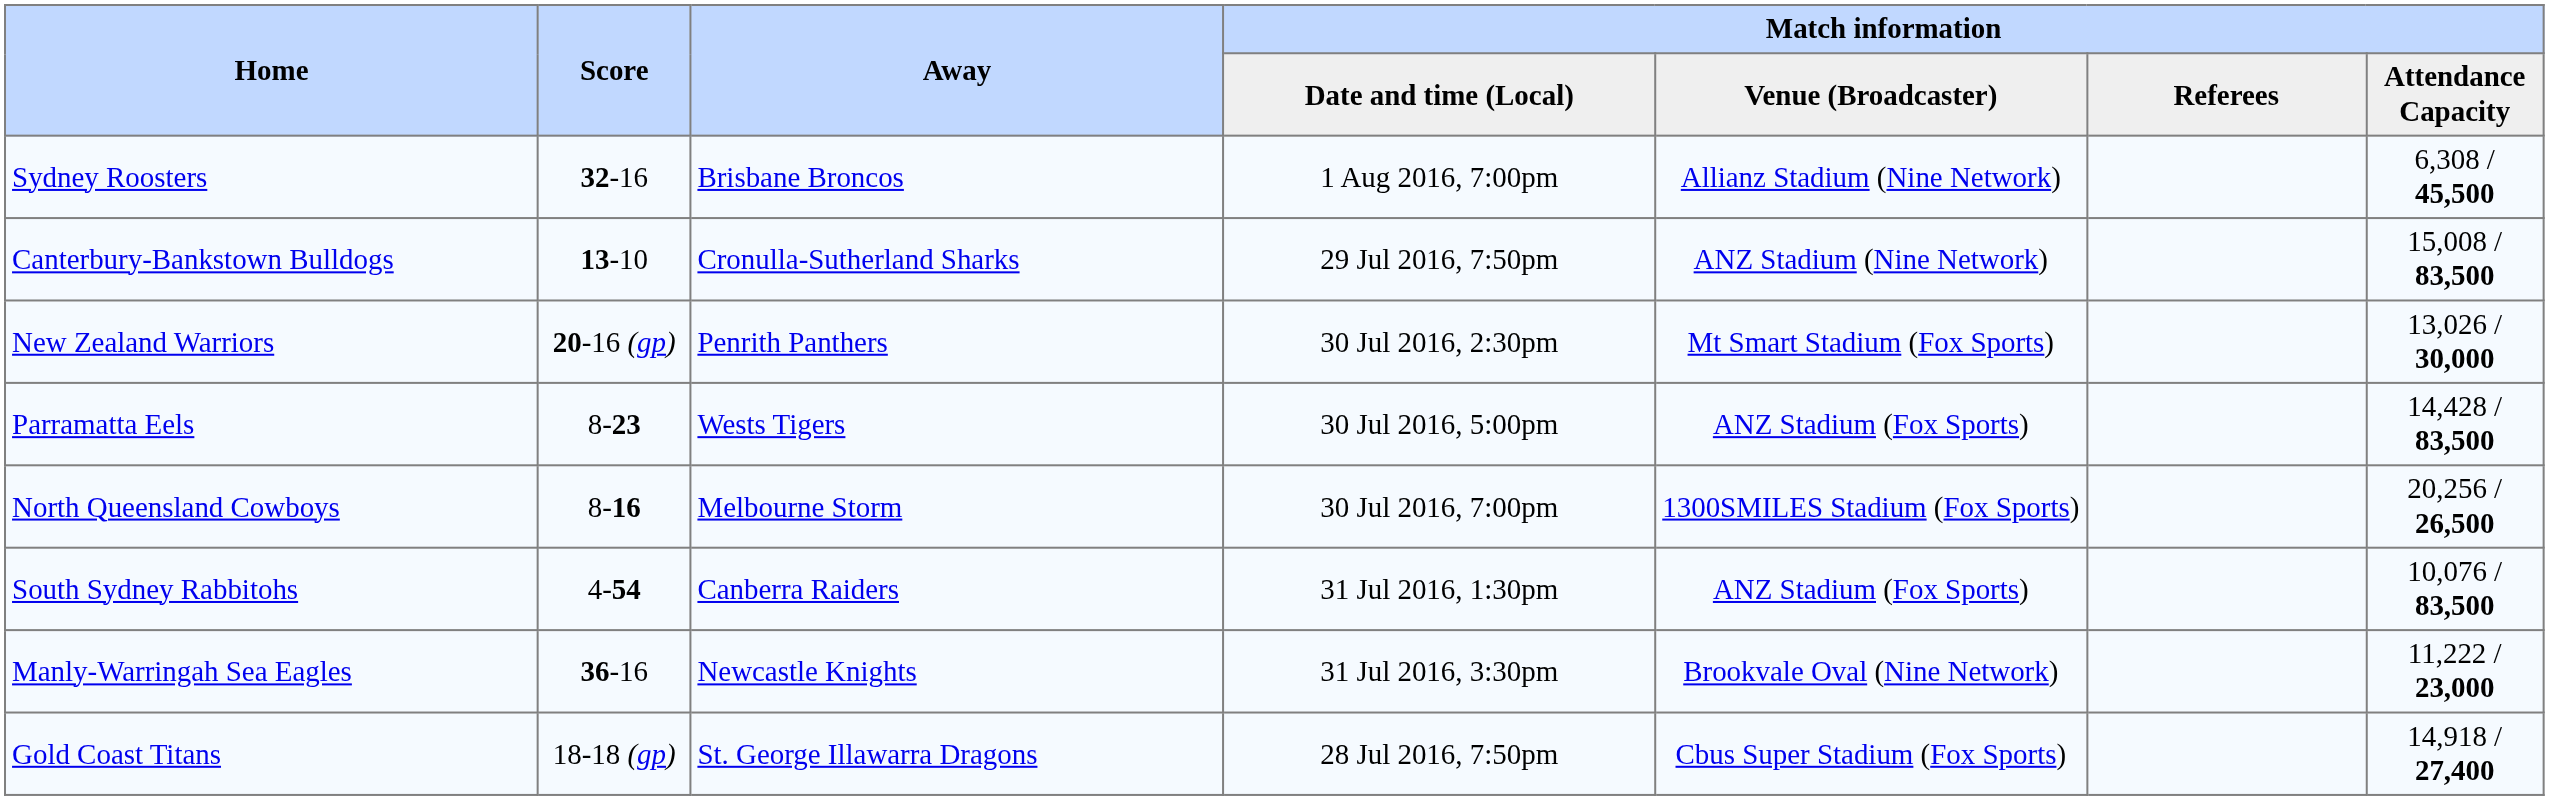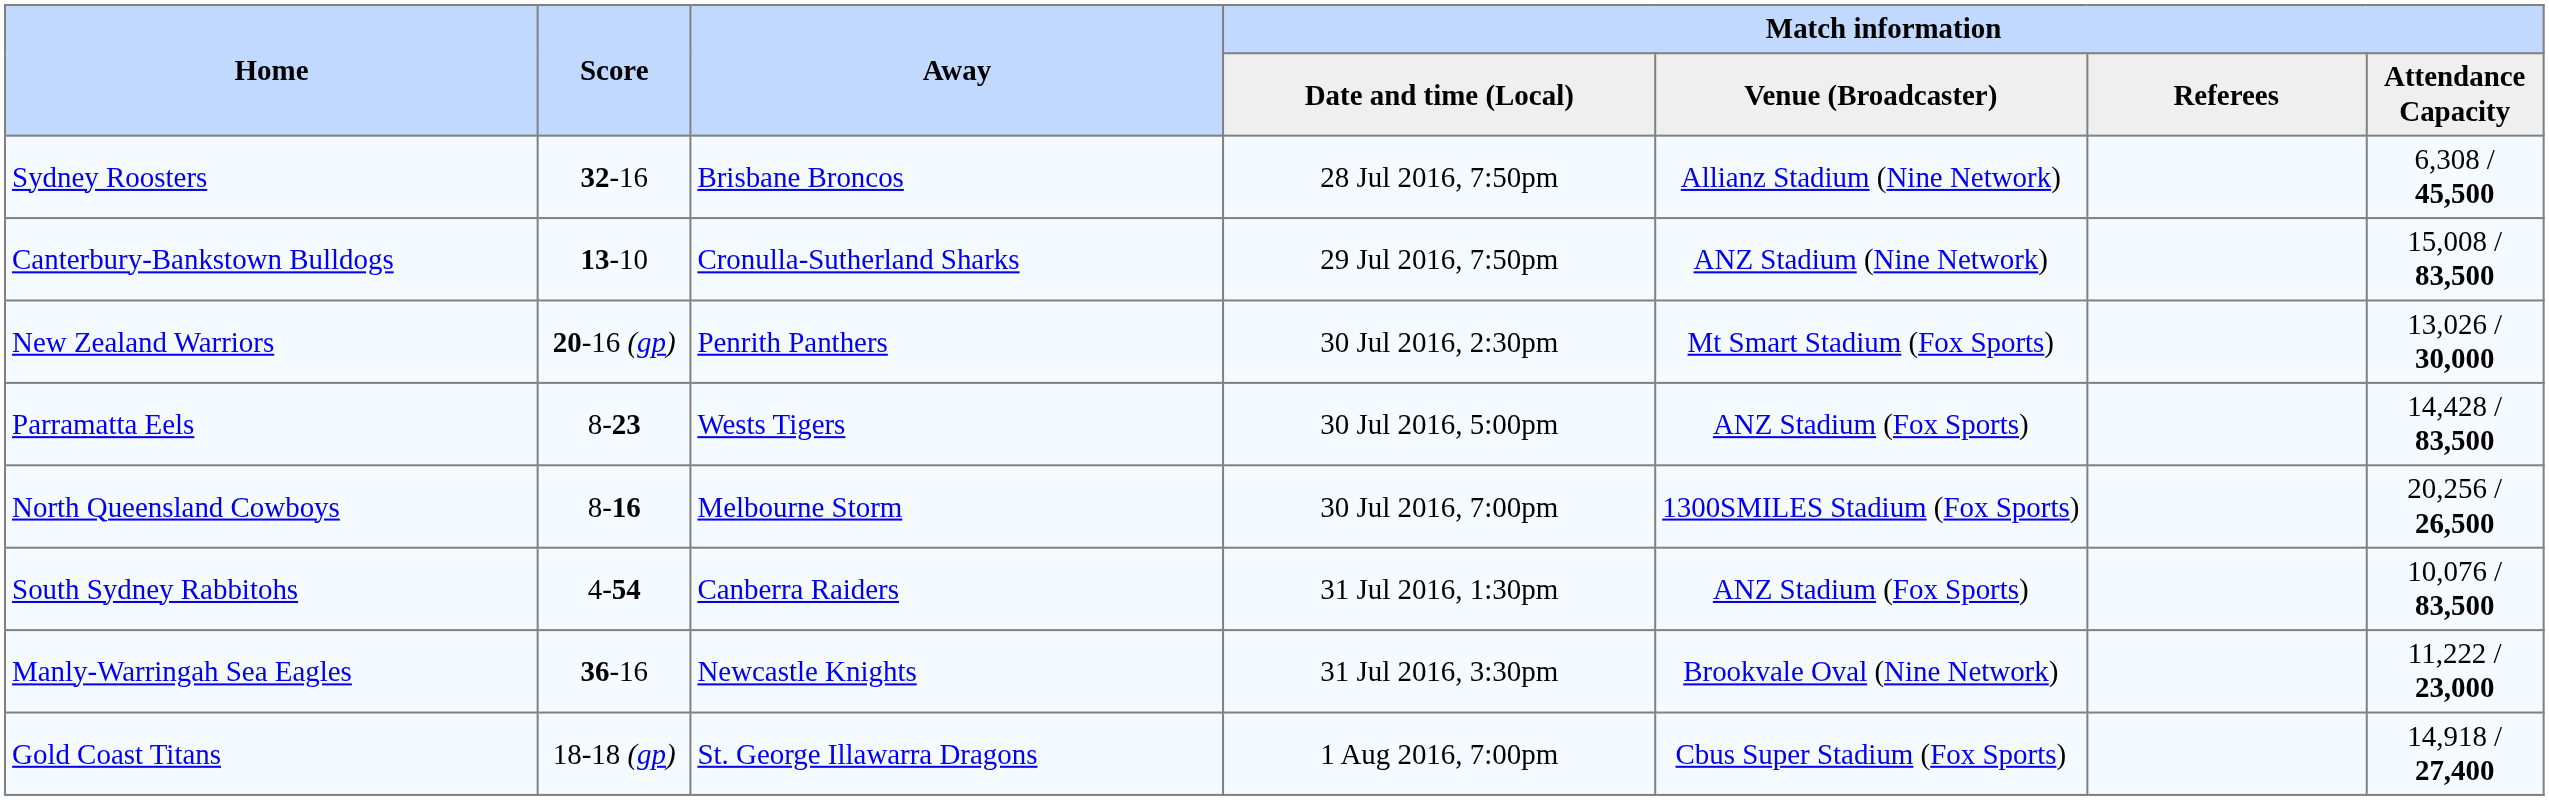(1439, 176) 1 Aug 2016, 7:00pm -> (1439, 176) 28 Jul 2016, 7:50pm
(1439, 753) 28 Jul 2016, 7:50pm -> (1439, 753) 1 Aug 2016, 7:00pm
